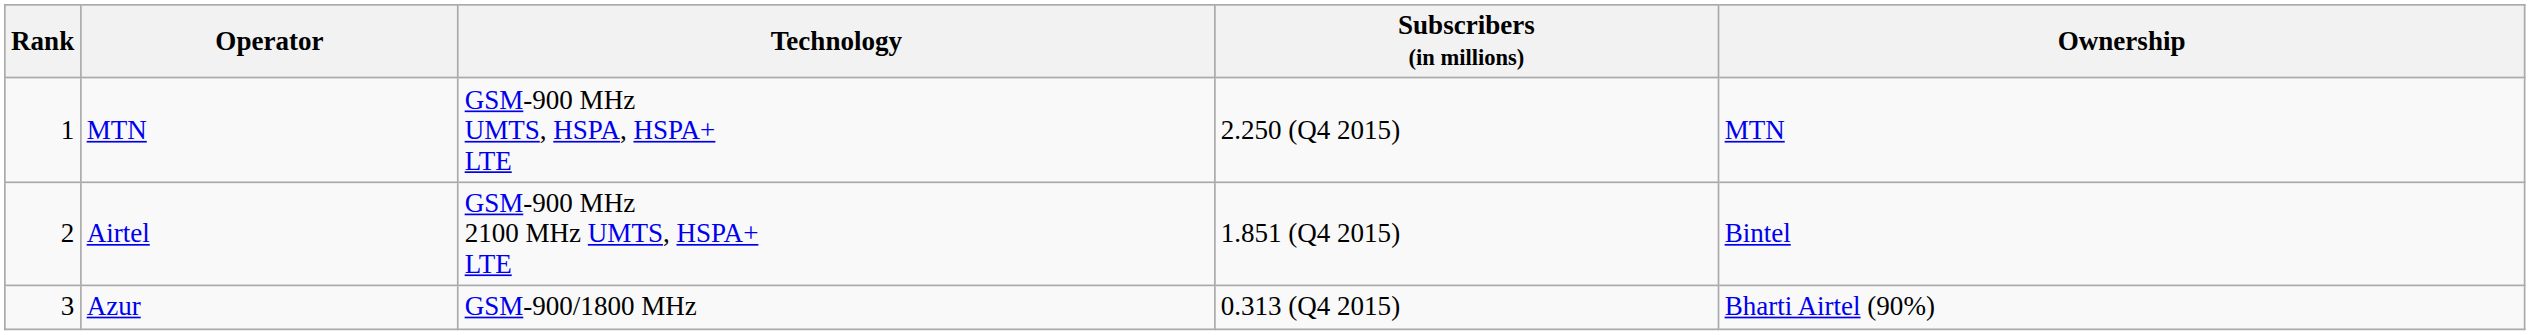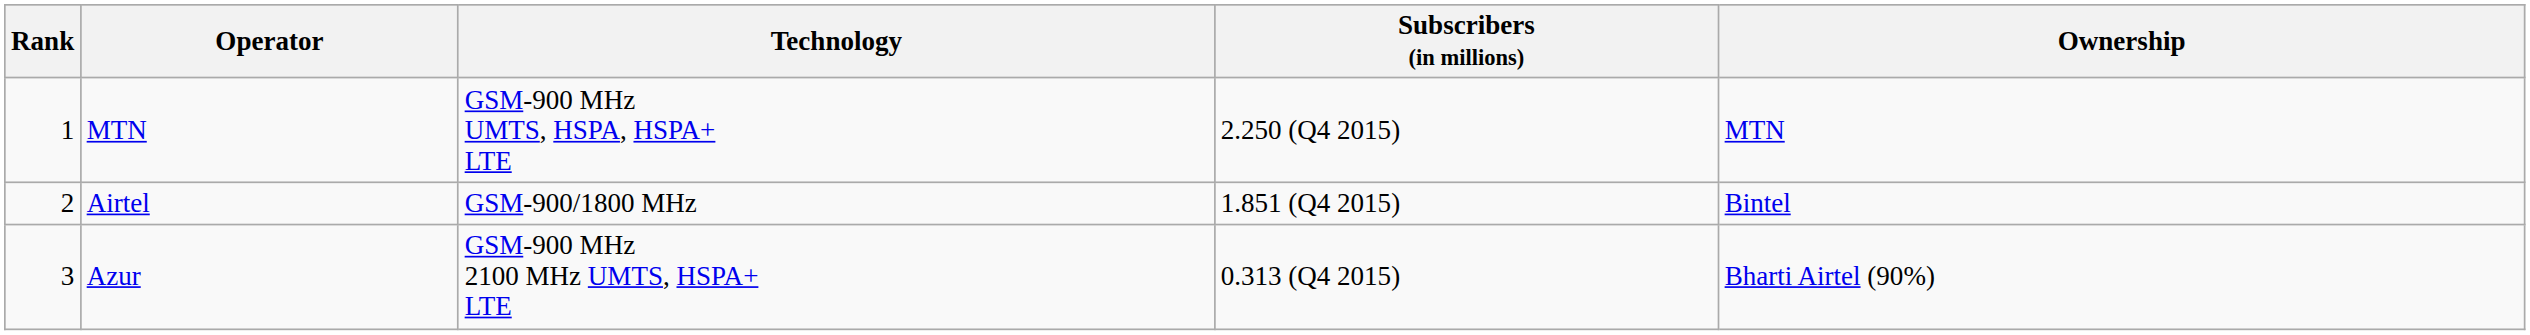(612, 233) GSM-900 MHz 2100 MHz UMTS, HSPA+ LTE -> (581, 202) GSM-900/1800 MHz
(581, 306) GSM-900/1800 MHz -> (612, 276) GSM-900 MHz 2100 MHz UMTS, HSPA+ LTE
